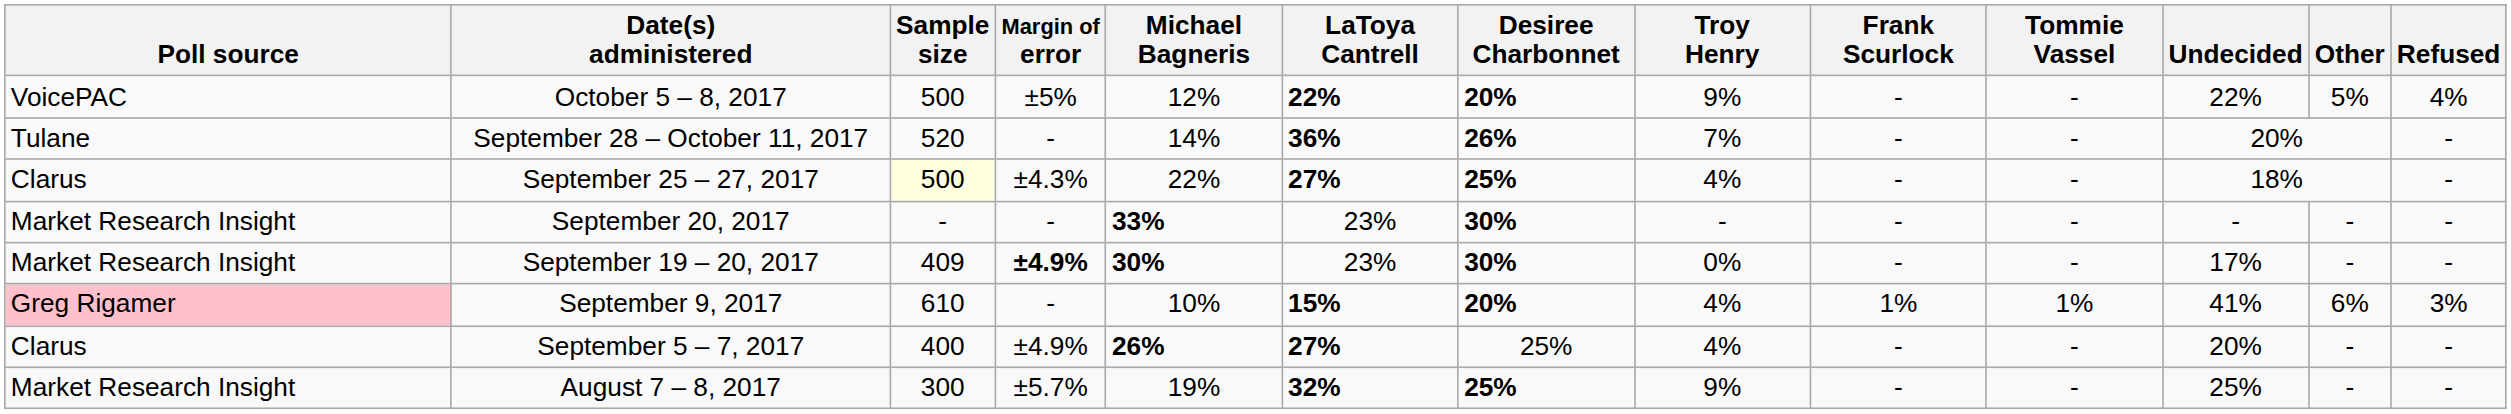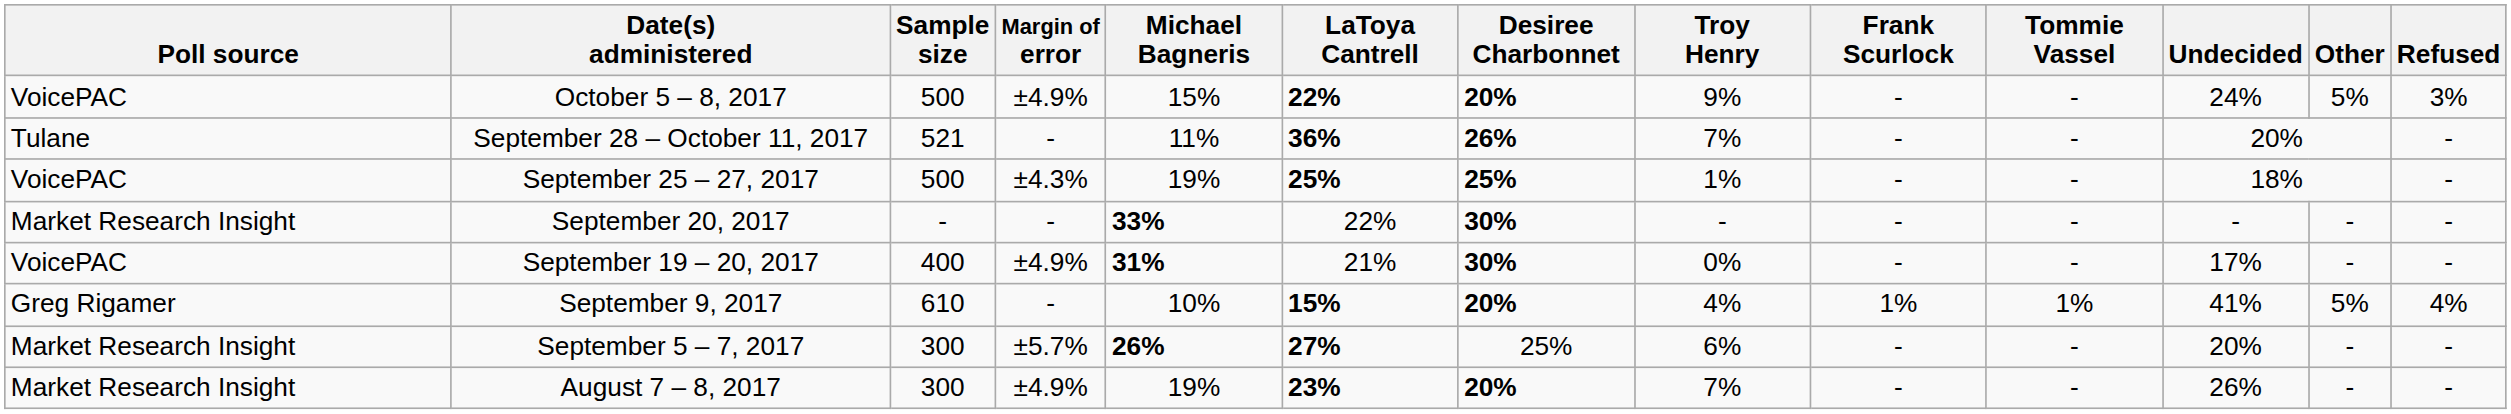(1051, 96) ±5% -> (1051, 96) ±4.9%
(1194, 96) 12% -> (1194, 96) 15%
(2236, 96) 22% -> (2236, 96) 24%
(2449, 96) 4% -> (2449, 96) 3%
(943, 138) 520 -> (943, 138) 521
(1194, 138) 14% -> (1194, 138) 11%
(49, 179) Clarus -> (69, 179) VoicePAC
(943, 179) lightyellow background -> (943, 179) no background
(1194, 179) 22% -> (1194, 179) 19%
(1314, 179) 27% -> (1314, 179) 25%
(1722, 179) 4% -> (1722, 179) 1%
(1370, 221) 23% -> (1370, 221) 22%
(153, 262) Market Research Insight -> (69, 262) VoicePAC
(943, 262) 409 -> (943, 262) 400
(1051, 262) bold -> (1051, 262) normal
(1138, 262) 30% -> (1138, 262) 31%
(1370, 262) 23% -> (1370, 262) 21%
(93, 304) pink background -> (93, 304) no background
(2350, 304) 6% -> (2350, 304) 5%
(2449, 304) 3% -> (2449, 304) 4%
(49, 346) Clarus -> (153, 346) Market Research Insight
(943, 346) 400 -> (943, 346) 300
(1051, 346) ±4.9% -> (1051, 346) ±5.7%
(1722, 346) 4% -> (1722, 346) 6%
(1051, 387) ±5.7% -> (1051, 387) ±4.9%
(1314, 387) 32% -> (1314, 387) 23%
(1490, 387) 25% -> (1490, 387) 20%
(1722, 387) 9% -> (1722, 387) 7%
(2236, 387) 25% -> (2236, 387) 26%
